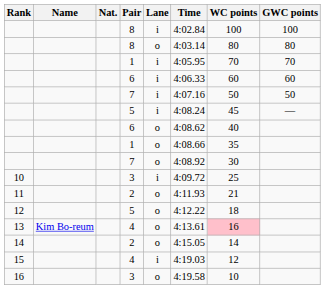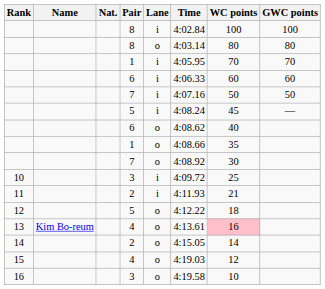(157, 194) o -> (157, 194) i
(157, 260) i -> (157, 260) o
